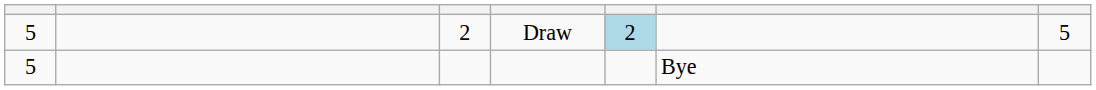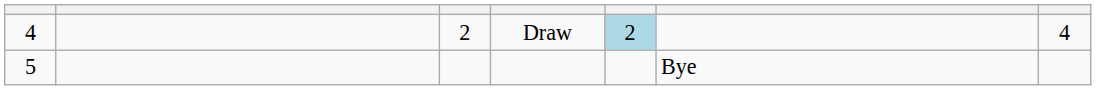(30, 32) 5 -> (30, 32) 4
(1064, 32) 5 -> (1064, 32) 4
